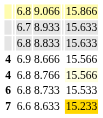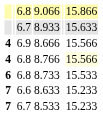- row: (47, 43)
(81, 106) gold background -> (81, 90) no background
+ row: (47, 106)
